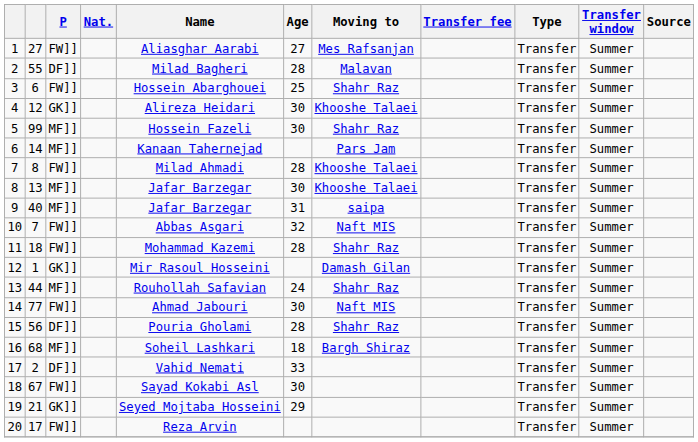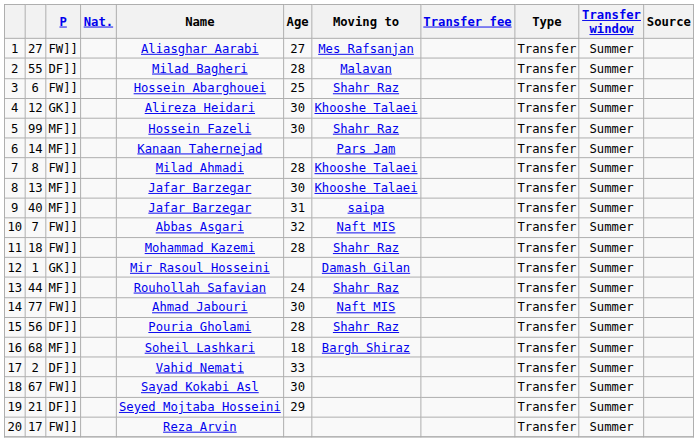(63, 407) GK]] -> (63, 407) DF]]
